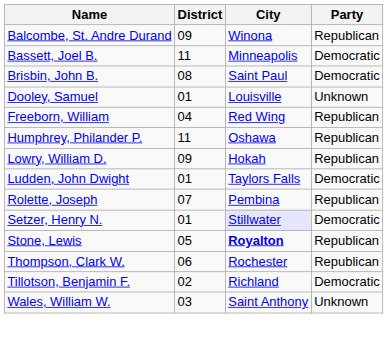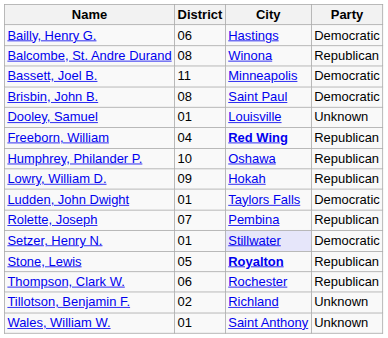+ row: (52, 35)
(185, 35) 09 -> (185, 55) 08
(257, 117) normal -> (258, 138) bold
(184, 138) 11 -> (185, 158) 10
(347, 281) Democratic -> (341, 302) Unknown
(185, 302) 03 -> (185, 323) 01
